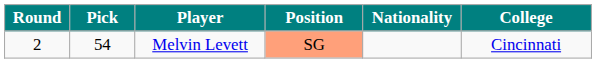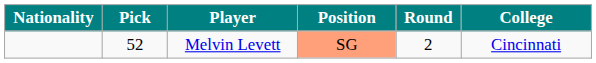columns swapped: (37, 17) <-> (412, 17)
(102, 44) 54 -> (135, 44) 52
